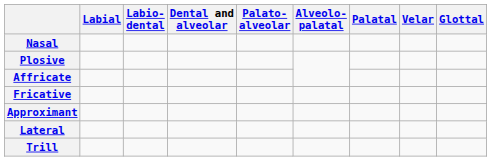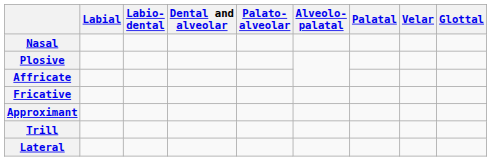rows swapped: (42, 130) <-> (42, 147)
